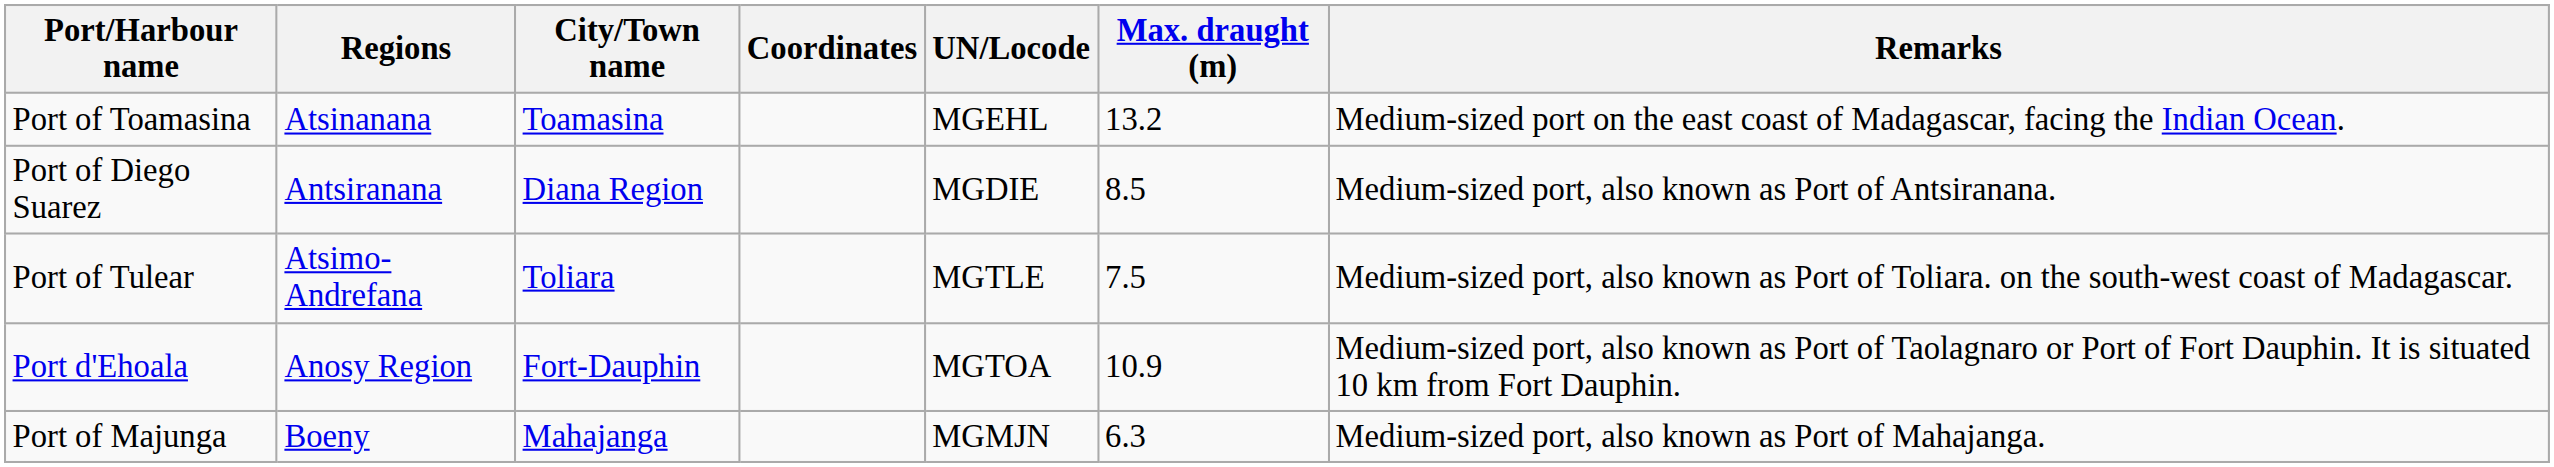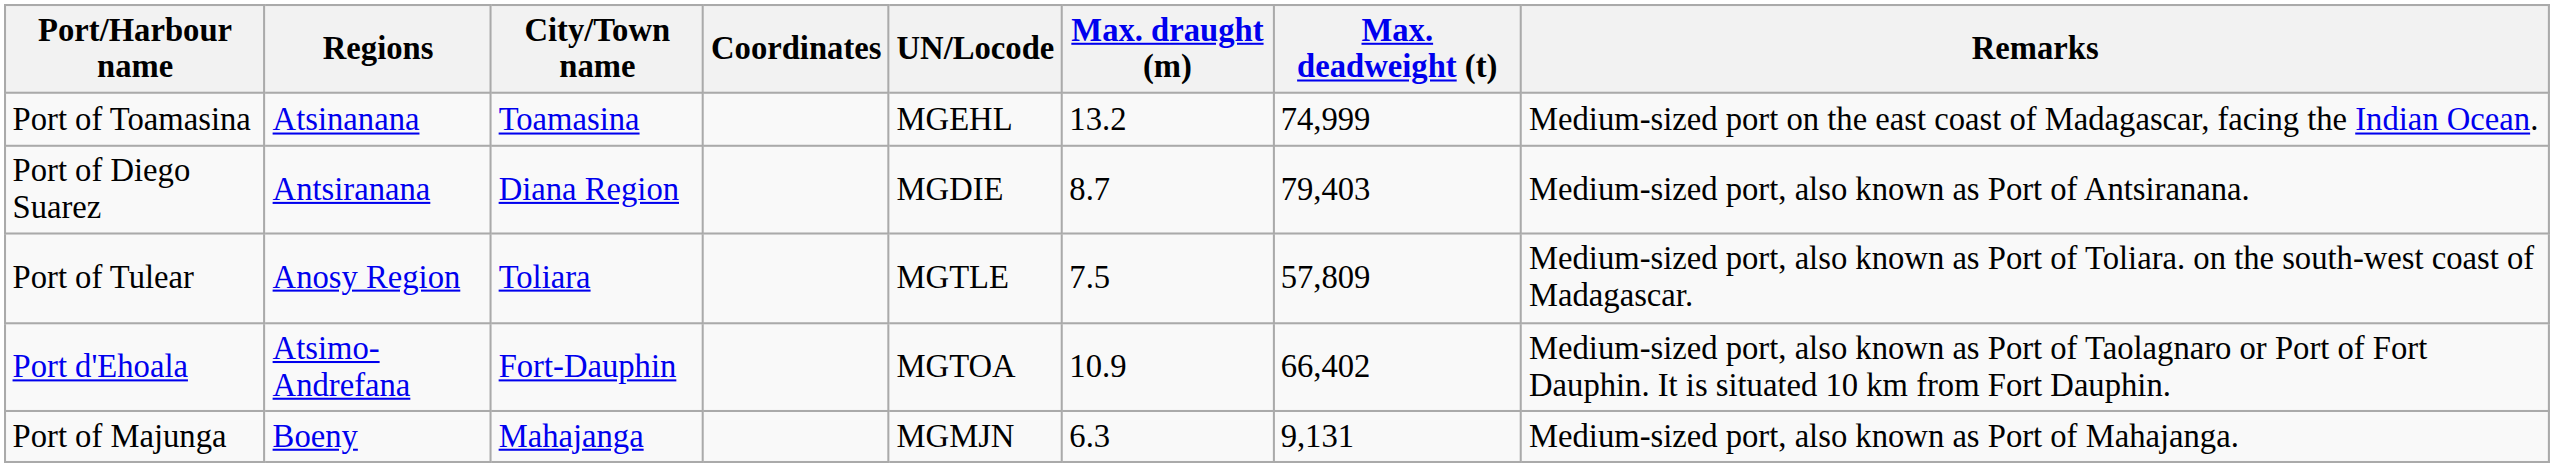+ column: (1397, 48)
(1125, 188) 8.5 -> (1090, 188) 8.7
(353, 277) Atsimo-Andrefana -> (366, 277) Anosy Region
(378, 365) Anosy Region -> (341, 365) Atsimo-Andrefana
